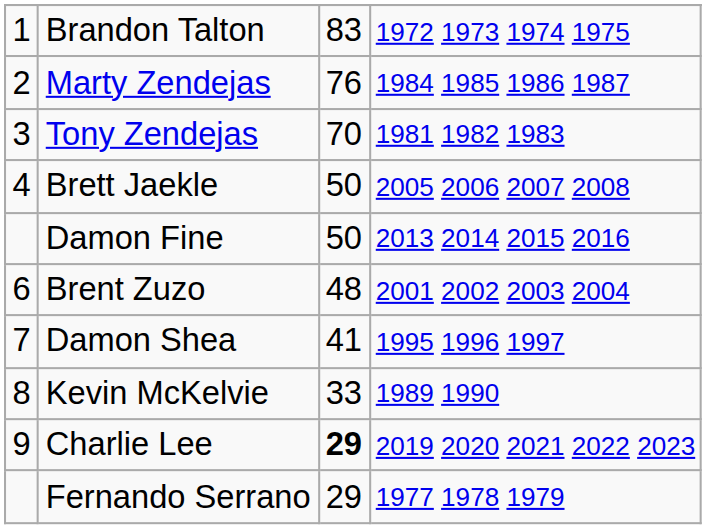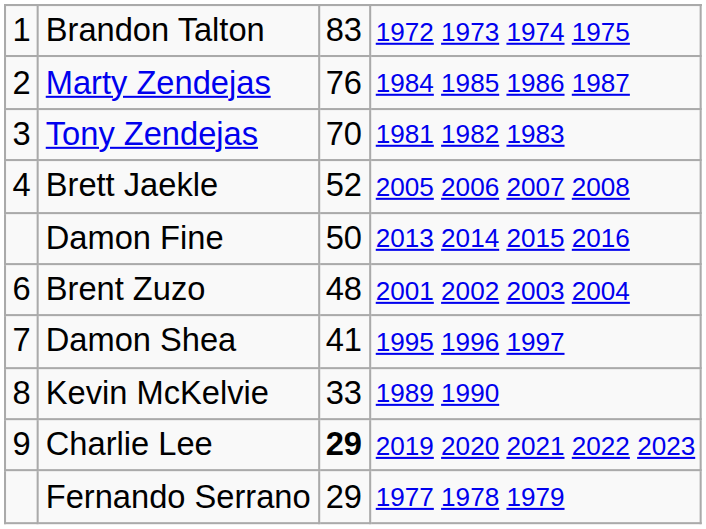(344, 185) 50 -> (344, 185) 52
